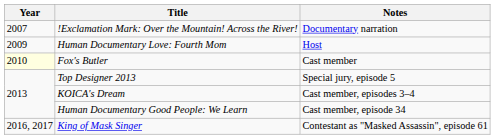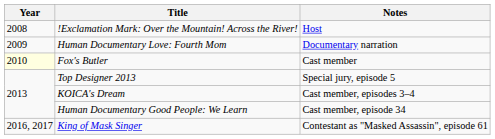(17, 28) 2007 -> (17, 28) 2008
(350, 28) Documentary narration -> (312, 28) Host
(312, 45) Host -> (350, 45) Documentary narration
